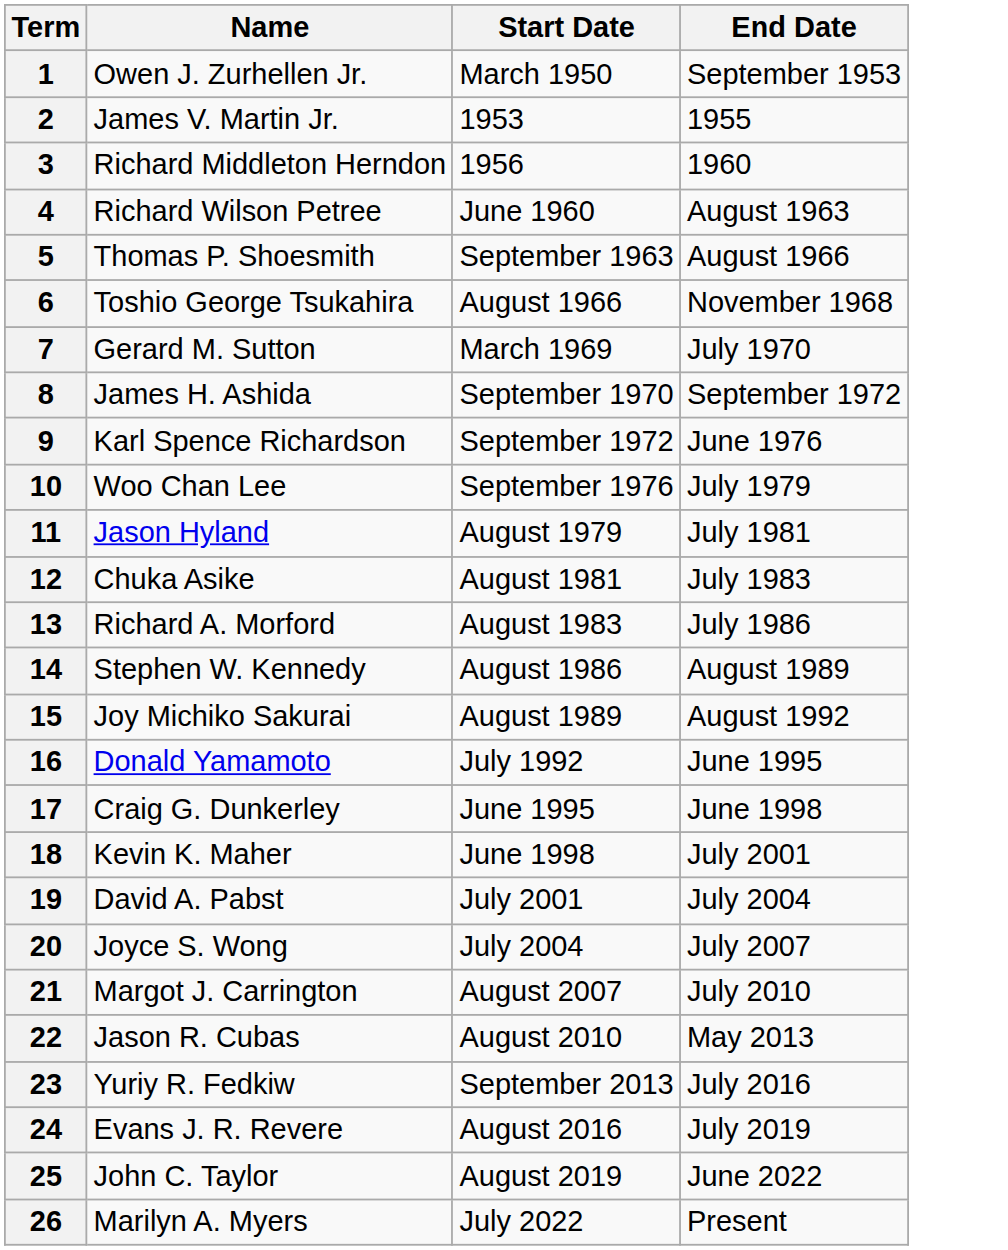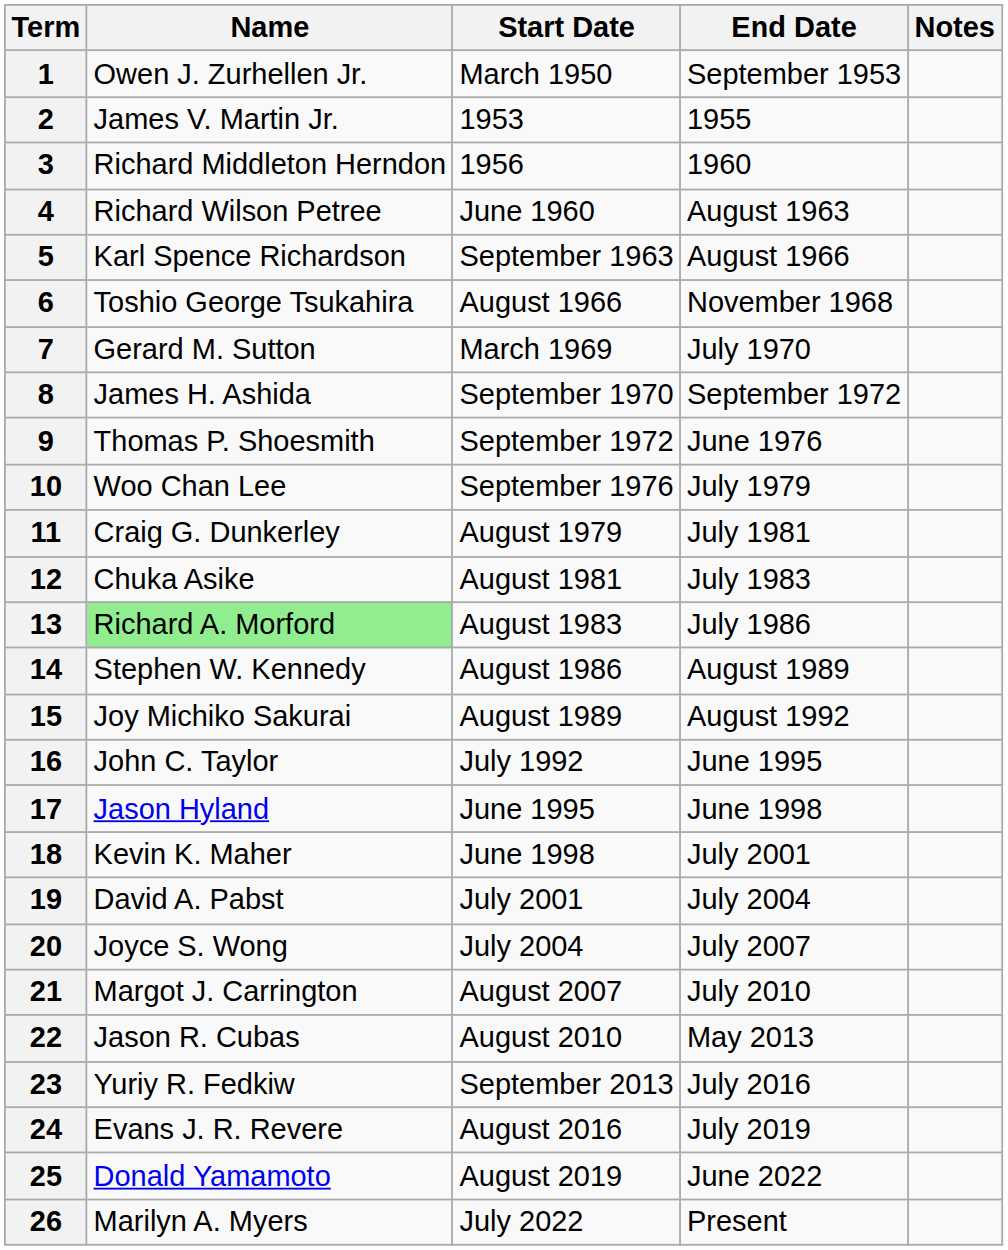+ column: (955, 27)
(234, 257) Thomas P. Shoesmith -> (250, 257) Karl Spence Richardson
(250, 440) Karl Spence Richardson -> (234, 440) Thomas P. Shoesmith
(181, 532) Jason Hyland -> (217, 532) Craig G. Dunkerley
(214, 624) no background -> (214, 624) lightgreen background
(212, 762) Donald Yamamoto -> (186, 762) John C. Taylor
(217, 808) Craig G. Dunkerley -> (181, 808) Jason Hyland
(186, 1175) John C. Taylor -> (212, 1175) Donald Yamamoto
